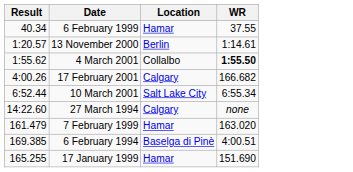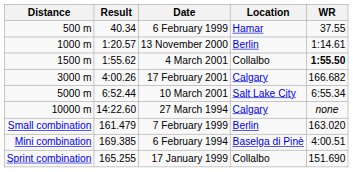+ column: (49, 12)
(158, 126) Hamar -> (246, 126) Berlin
(158, 158) Hamar -> (251, 158) Collalbo
